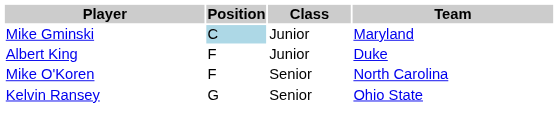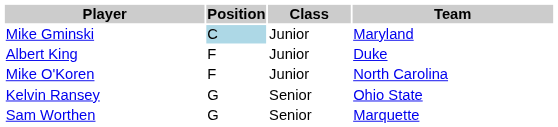(291, 74) Senior -> (289, 74) Junior
+ row: (51, 115)
